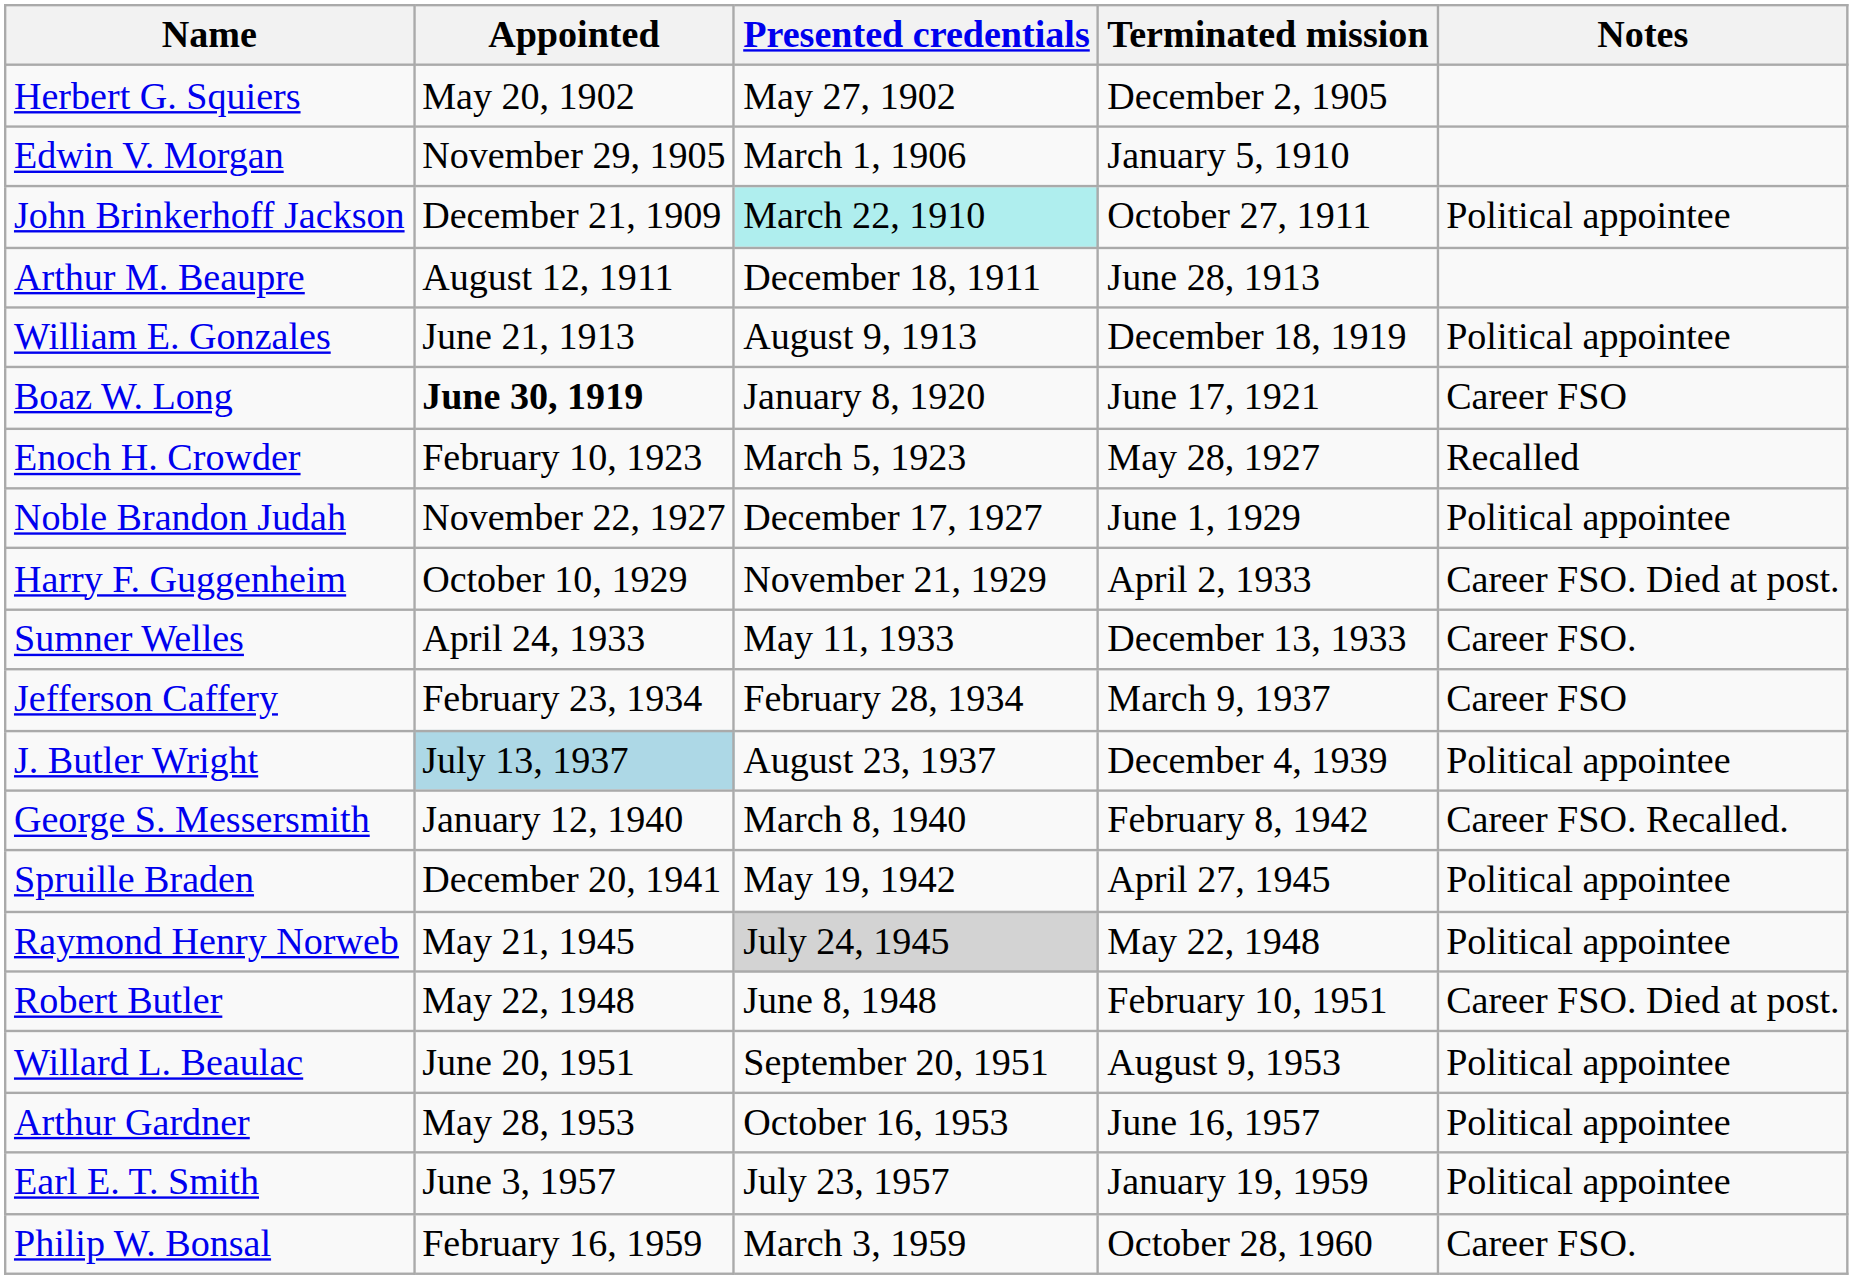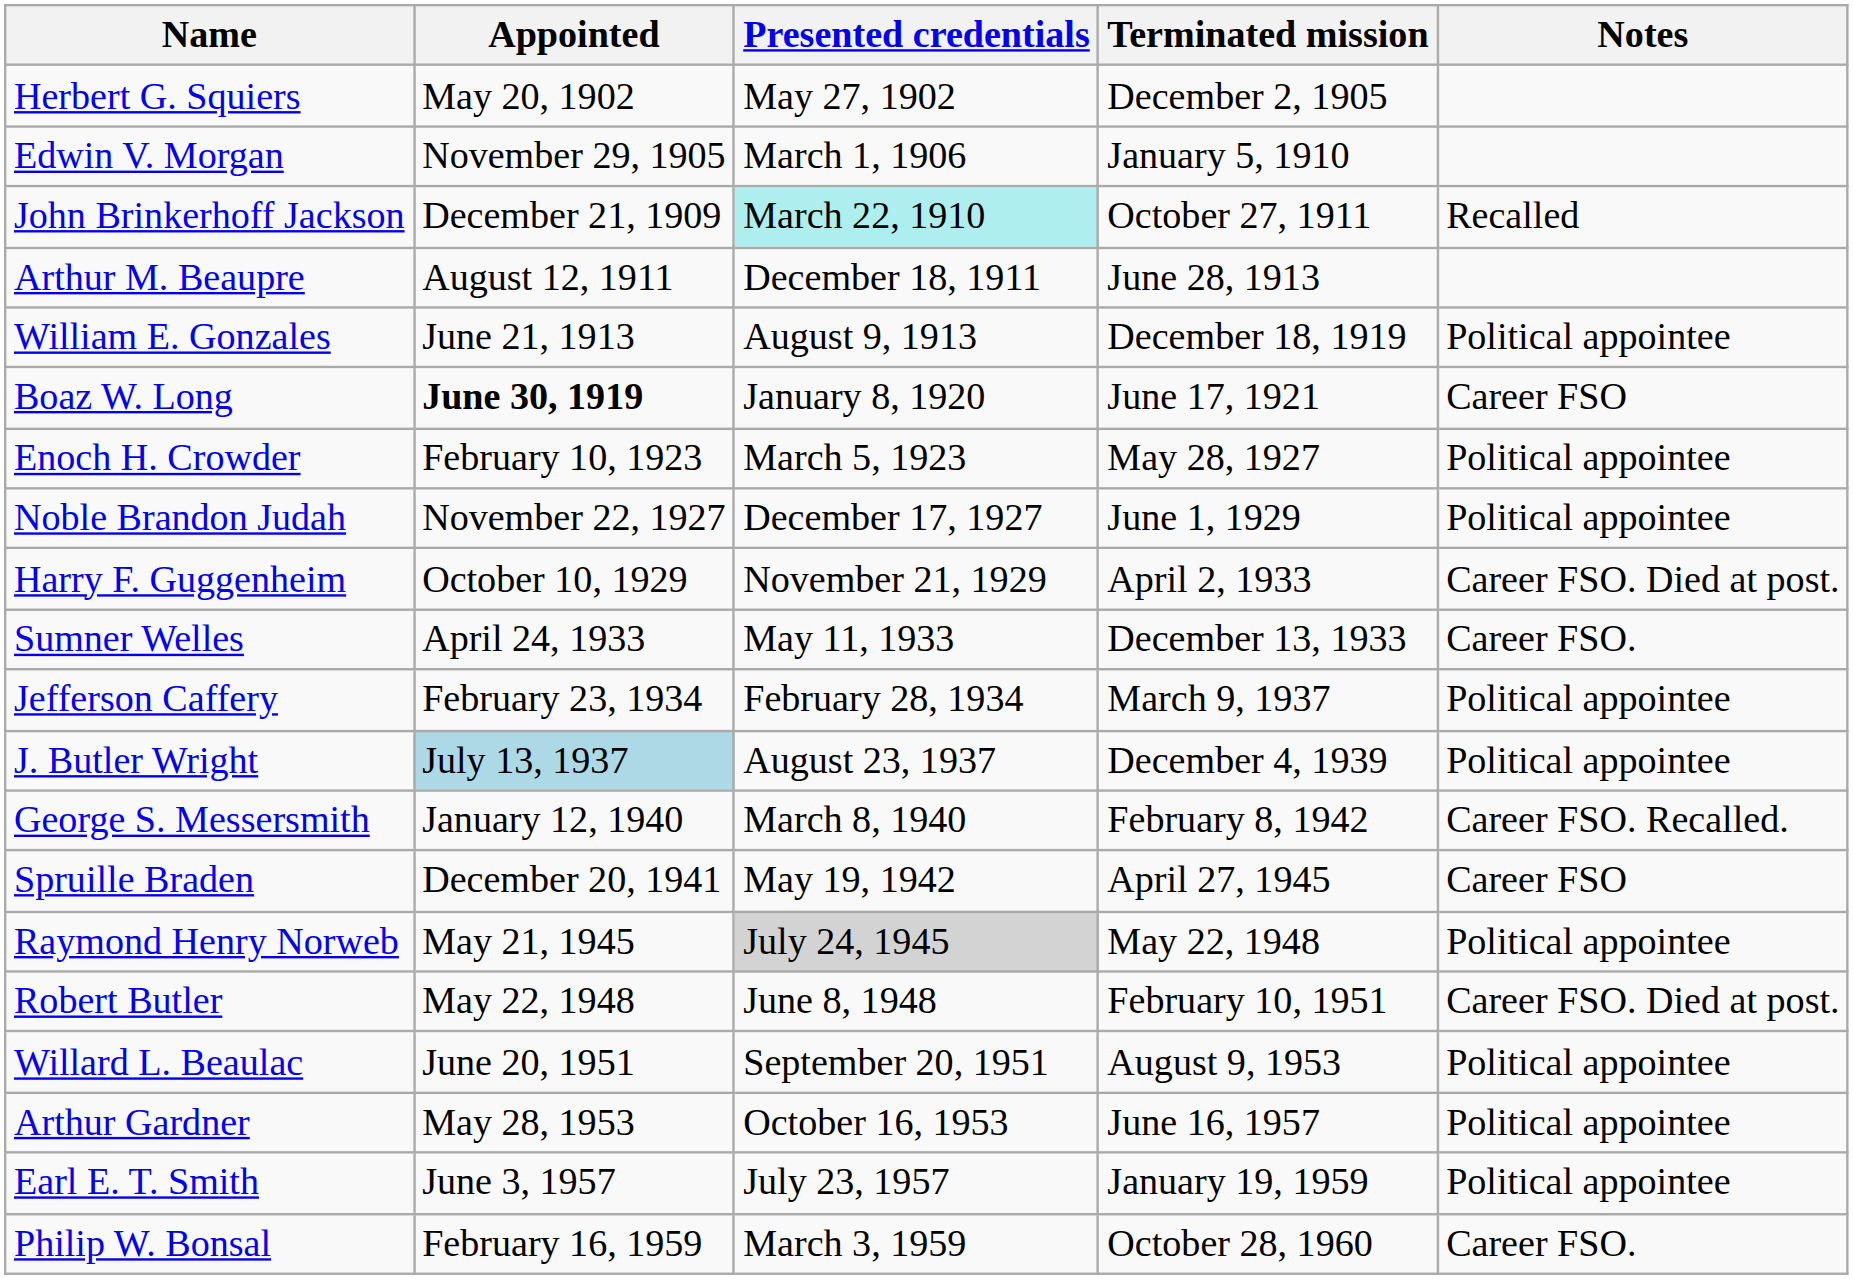(1588, 215) Political appointee -> (1513, 215) Recalled
(1513, 457) Recalled -> (1588, 457) Political appointee
(1537, 699) Career FSO -> (1588, 699) Political appointee
(1588, 880) Political appointee -> (1537, 880) Career FSO
